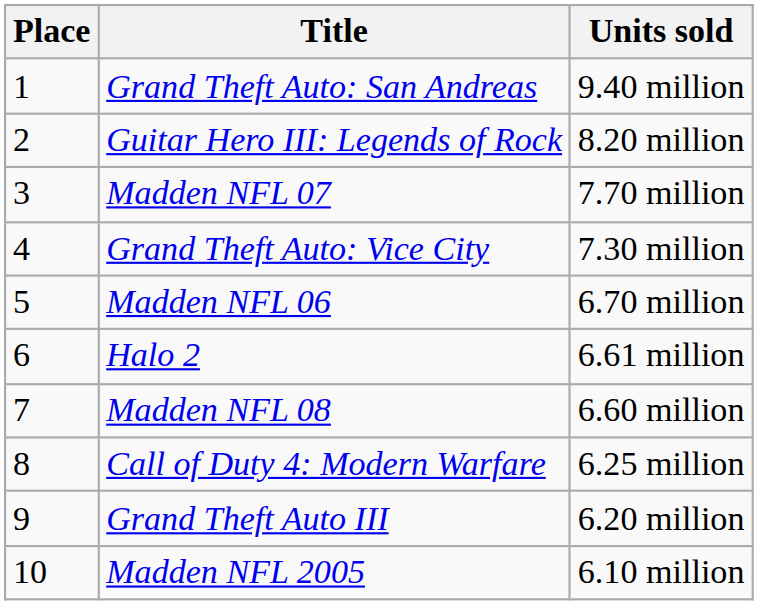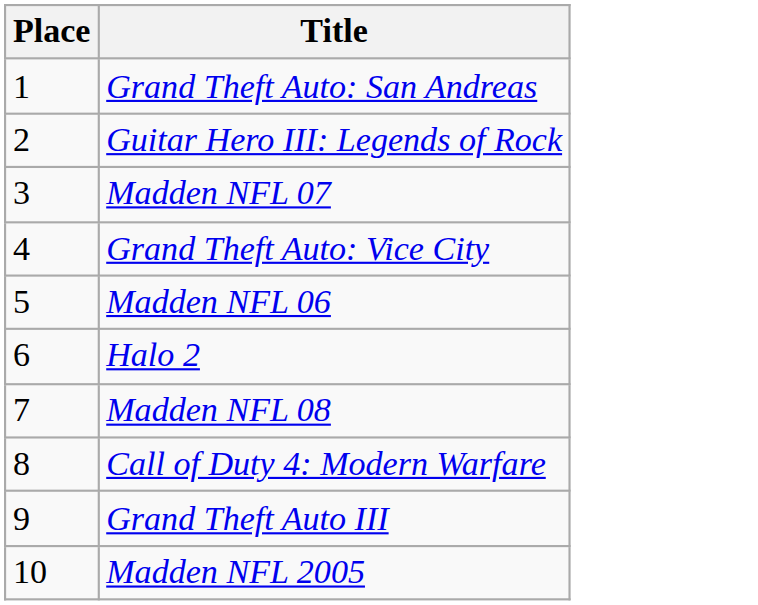- column: (661, 31)
